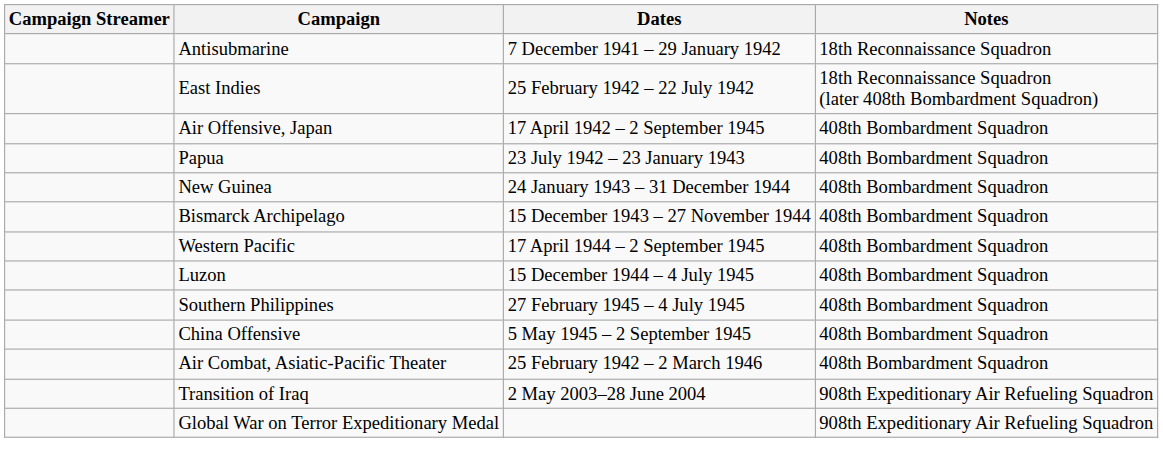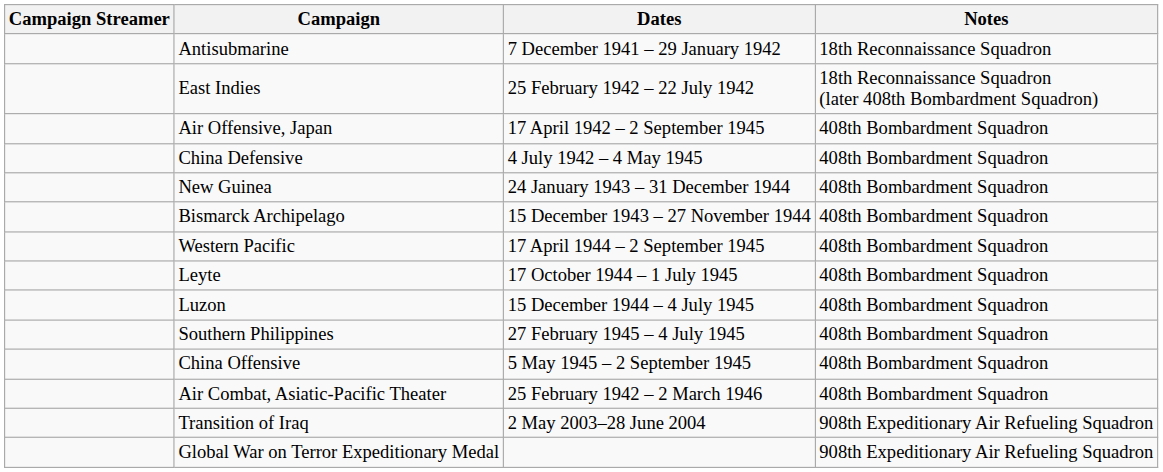+ row: (241, 157)
- row: (201, 157)
+ row: (200, 275)
